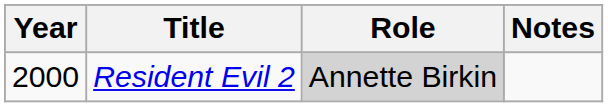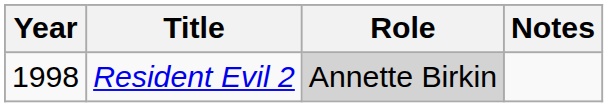(46, 76) 2000 -> (46, 76) 1998
